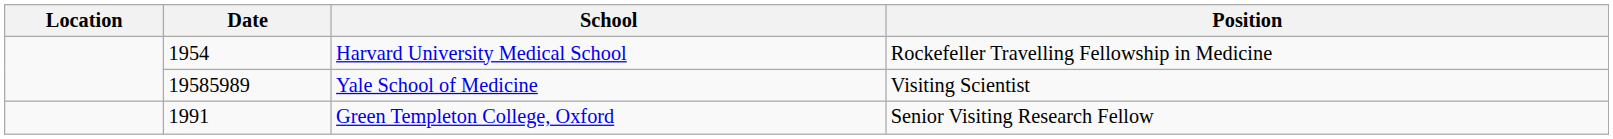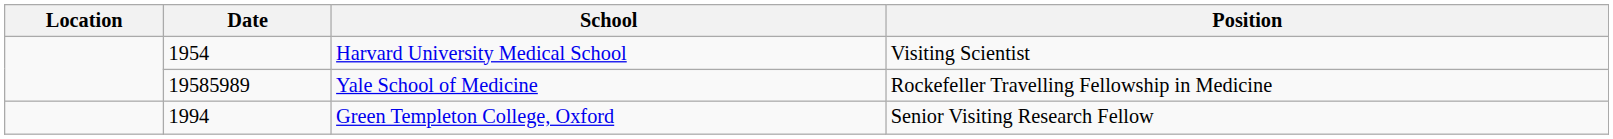(1081, 52) Rockefeller Travelling Fellowship in Medicine -> (960, 52) Visiting Scientist
(960, 85) Visiting Scientist -> (1081, 85) Rockefeller Travelling Fellowship in Medicine
(189, 117) 1991 -> (189, 117) 1994
